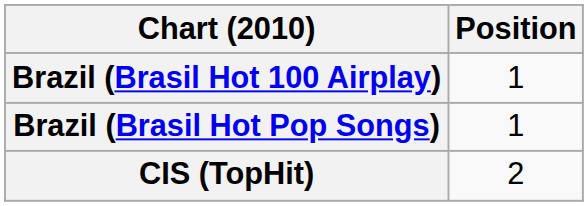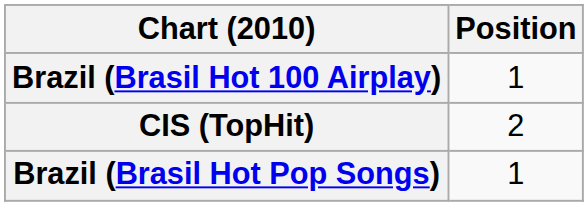rows swapped: (227, 126) <-> (227, 175)
